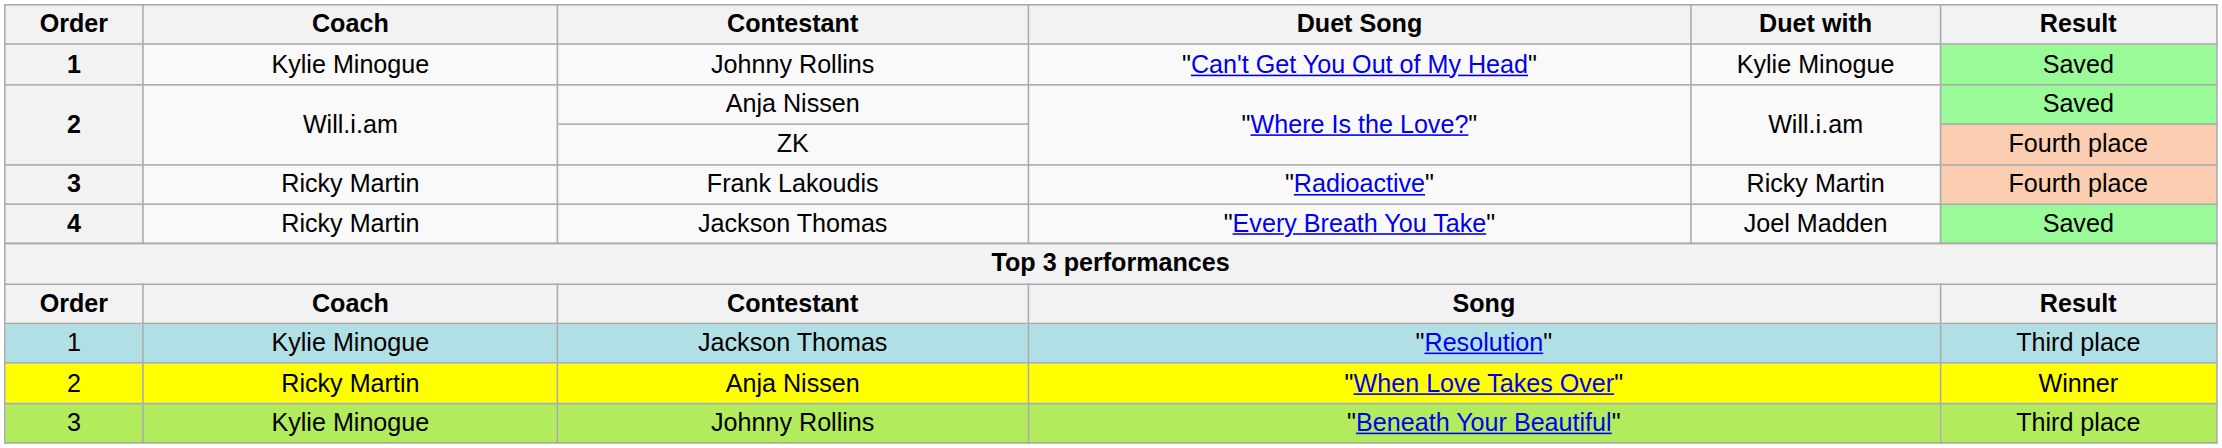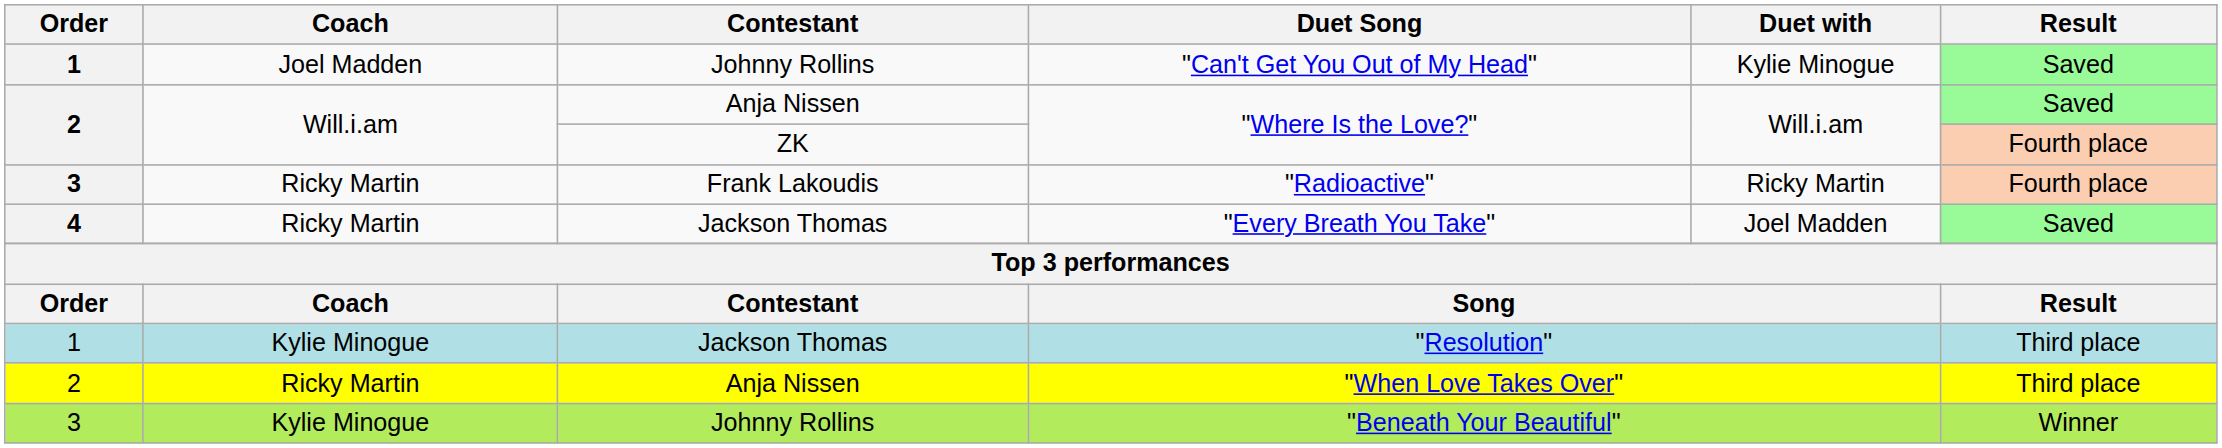(350, 64) Kylie Minogue -> (350, 64) Joel Madden
(2078, 382) Winner -> (2078, 382) Third place
(2078, 422) Third place -> (2078, 422) Winner
